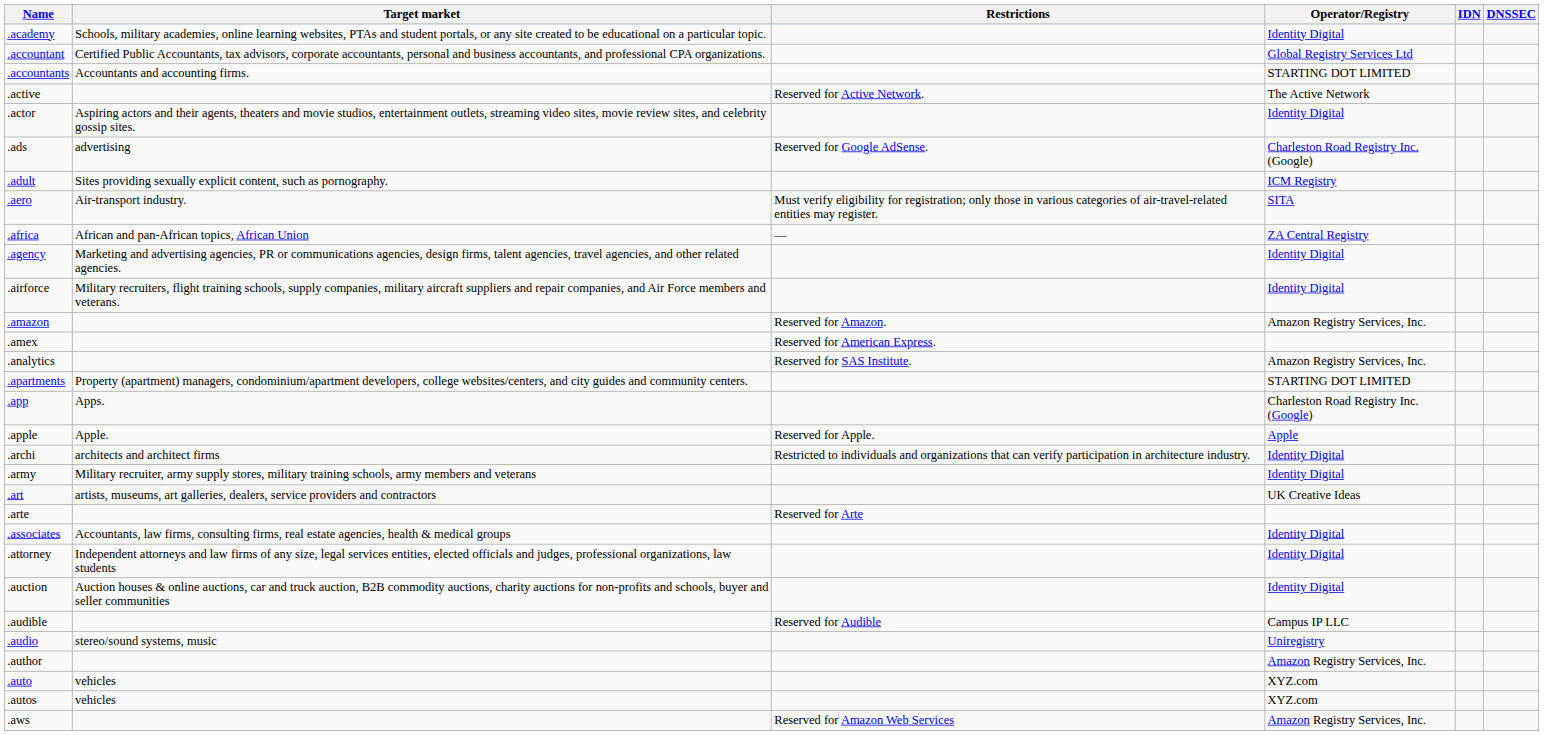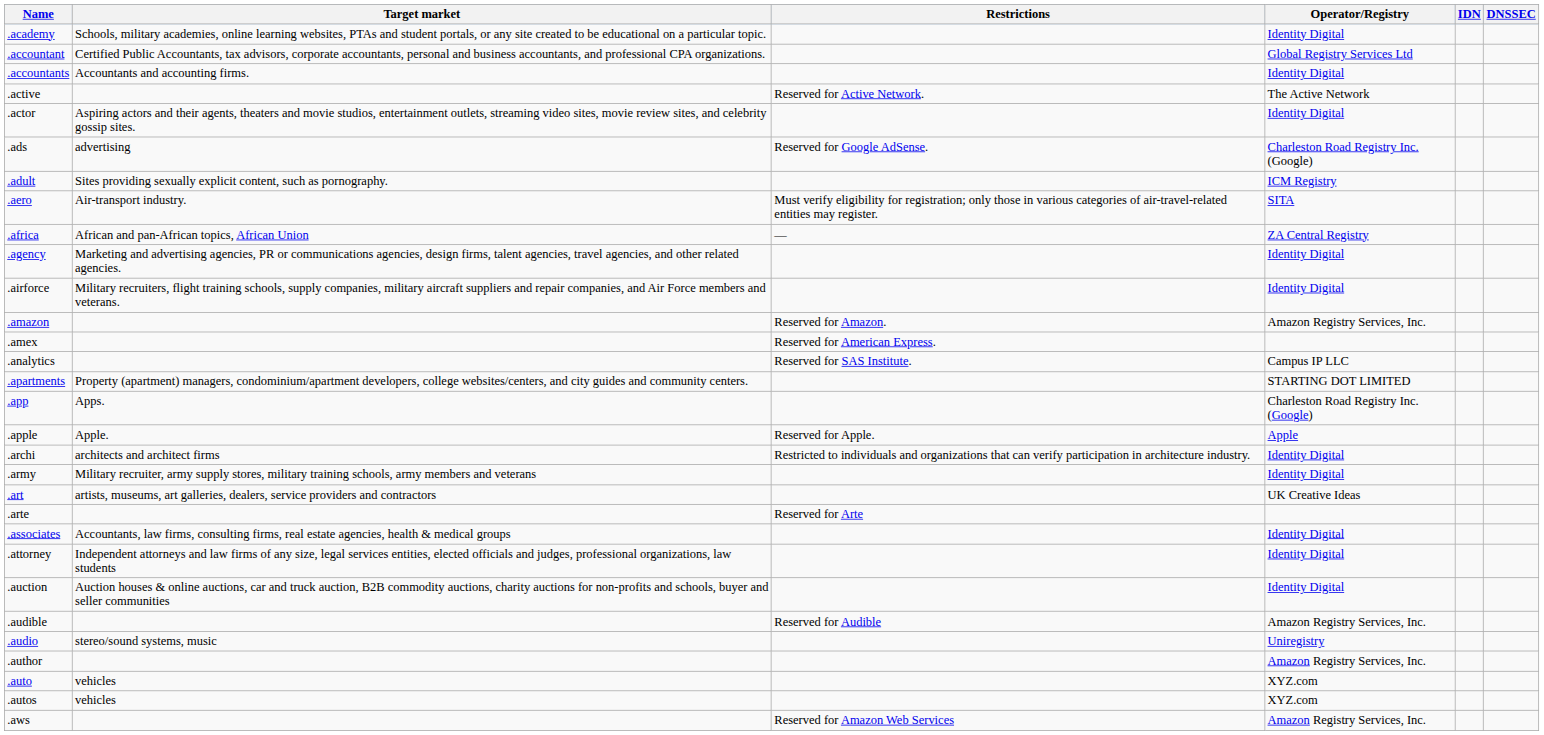(1339, 73) STARTING DOT LIMITED -> (1306, 73) Identity Digital
(1347, 361) Amazon Registry Services, Inc. -> (1308, 361) Campus IP LLC
(1308, 621) Campus IP LLC -> (1347, 621) Amazon Registry Services, Inc.
